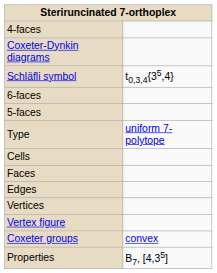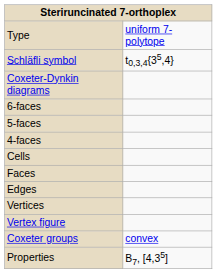rows swapped: (18, 134) <-> (24, 29)
rows swapped: (42, 76) <-> (43, 51)
